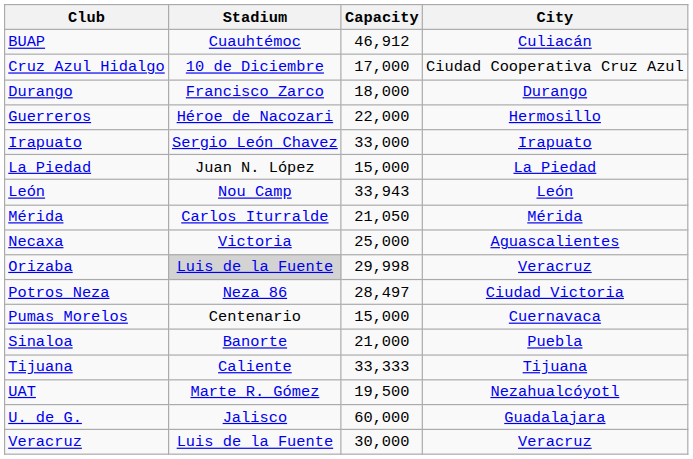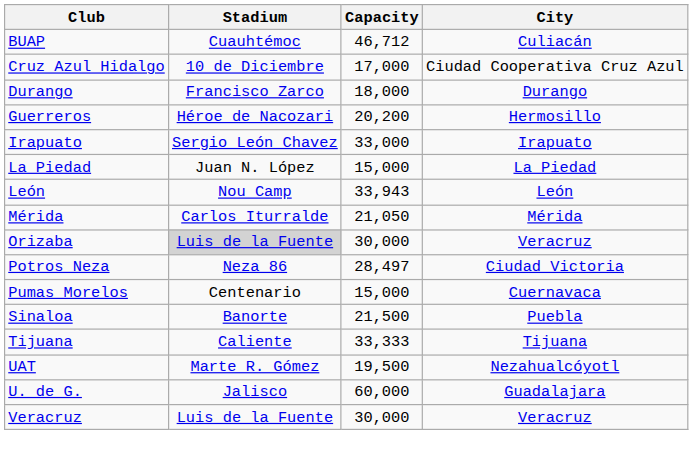(382, 42) 46,912 -> (382, 42) 46,712
(382, 117) 22,000 -> (382, 117) 20,200
- row: (36, 242)
(382, 267) 29,998 -> (382, 242) 30,000
(382, 342) 21,000 -> (382, 317) 21,500
